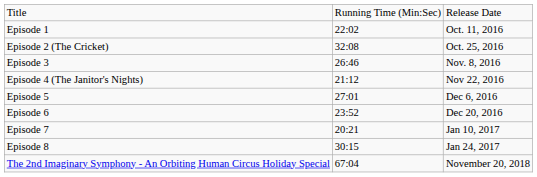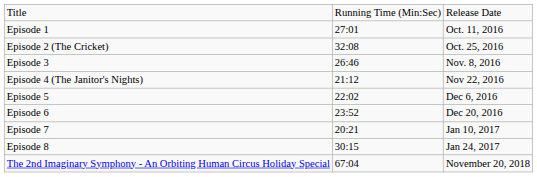(347, 29) 22:02 -> (347, 29) 27:01
(347, 96) 27:01 -> (347, 96) 22:02
